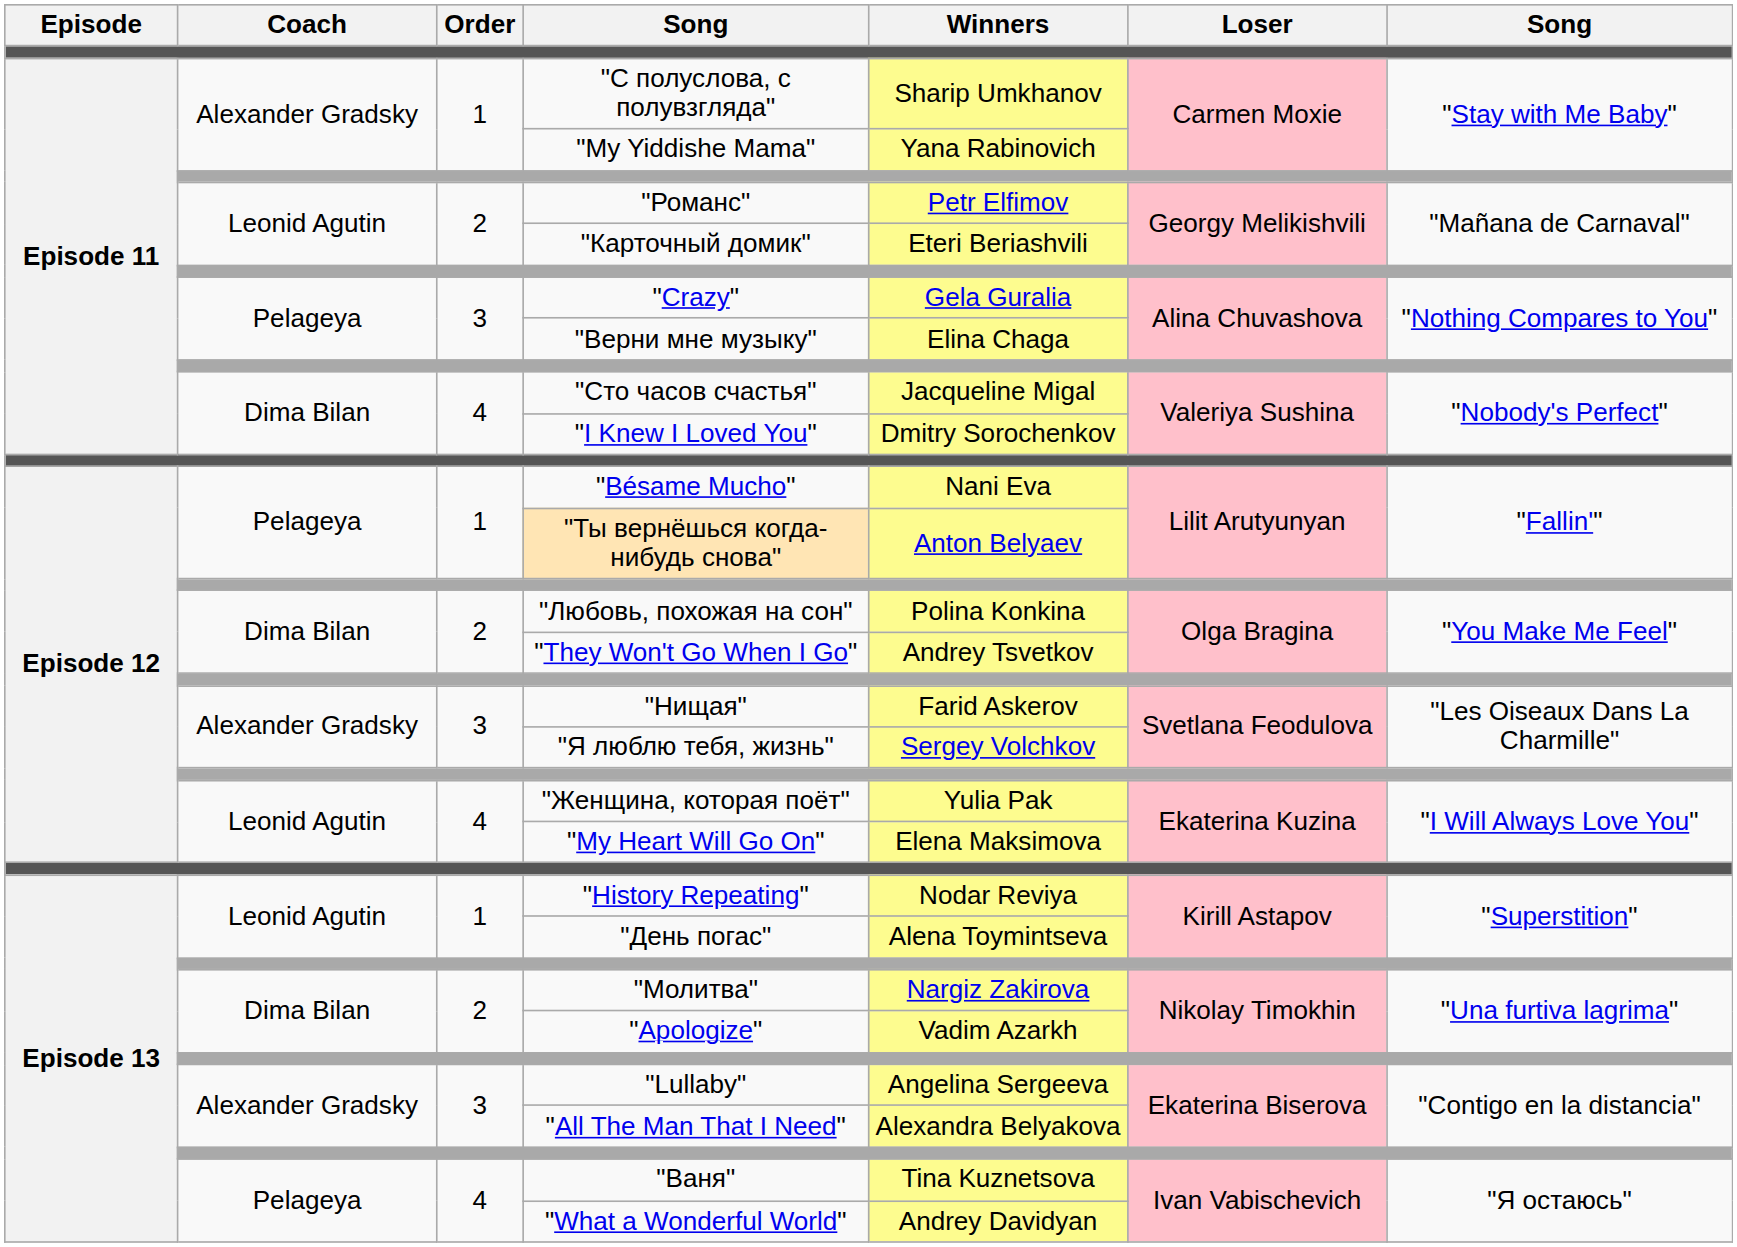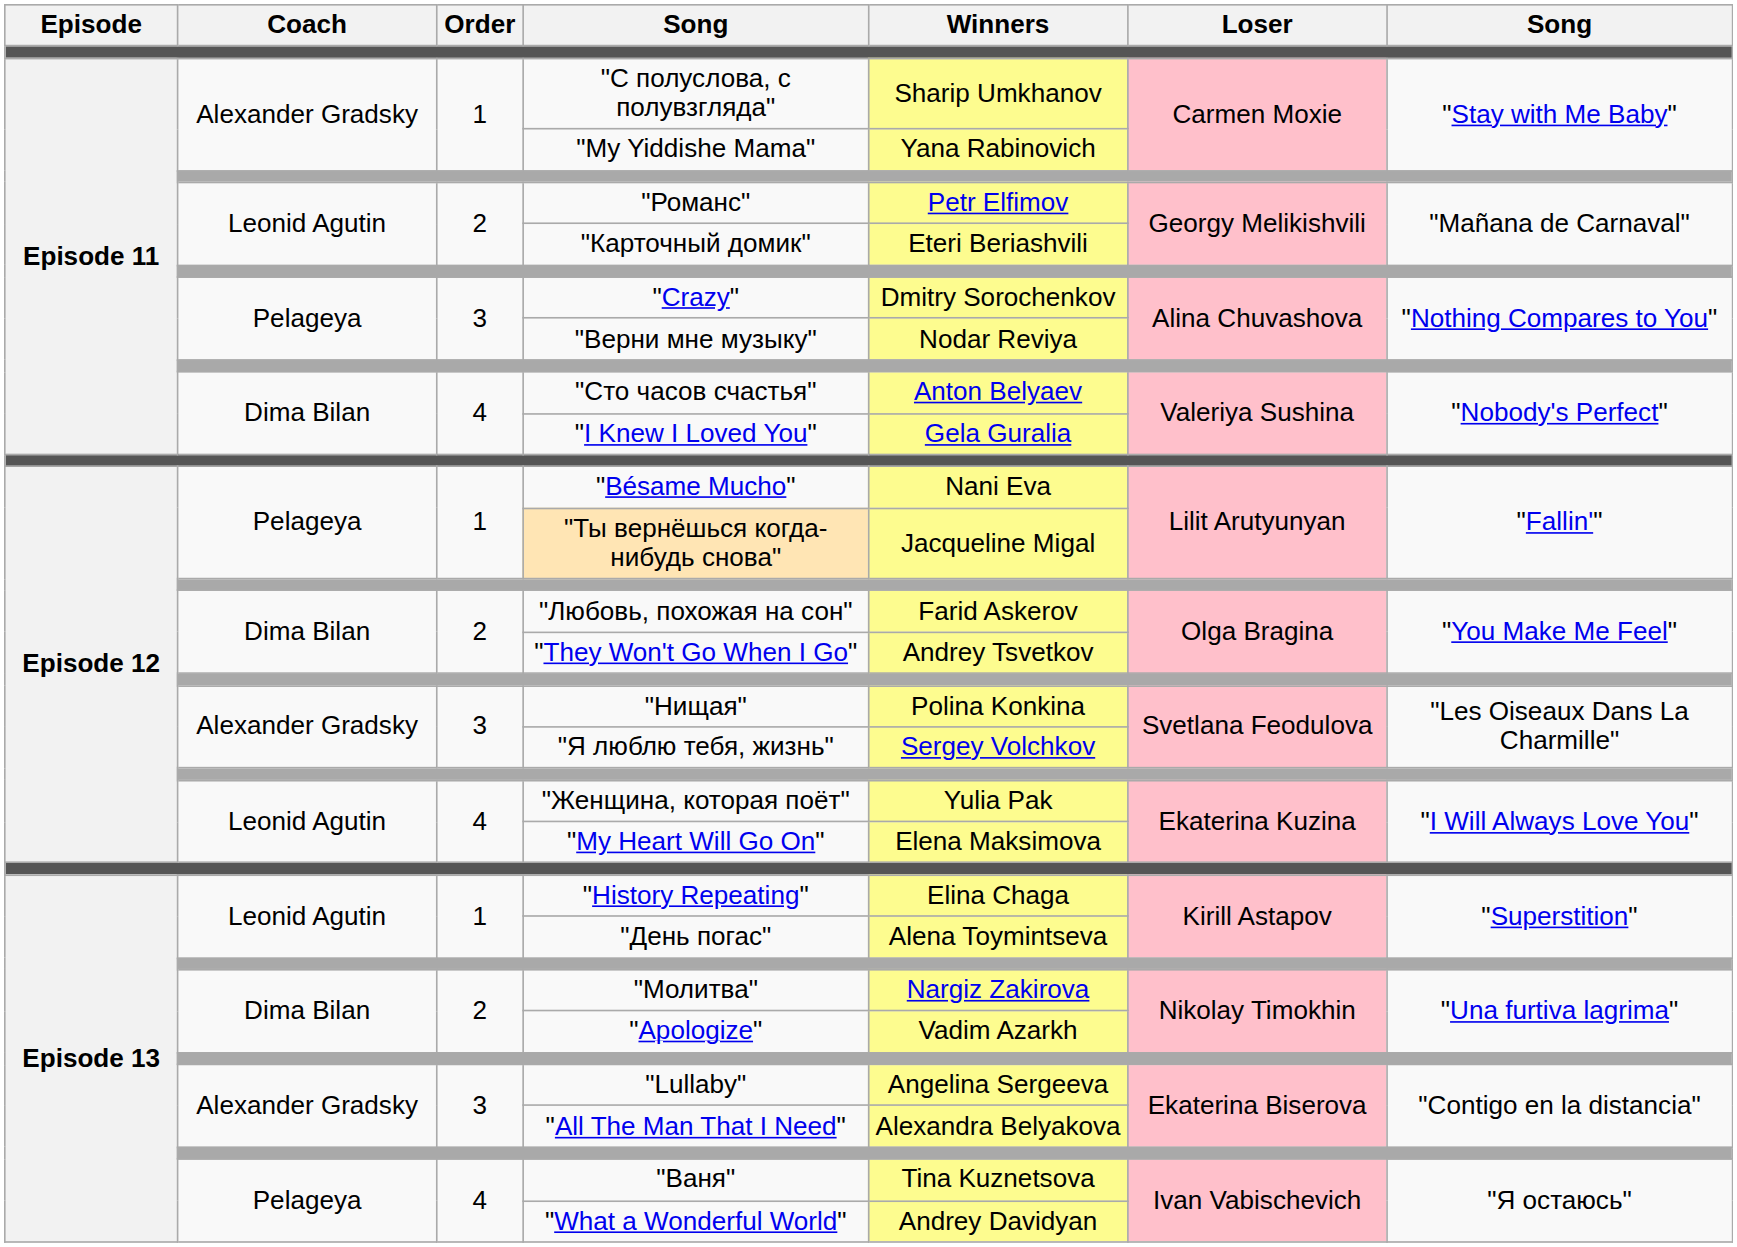(998, 297) Gela Guralia -> (998, 297) Dmitry Sorochenkov
(998, 338) Elina Chaga -> (998, 338) Nodar Reviya
(998, 392) Jacqueline Migal -> (998, 392) Anton Belyaev
(998, 433) Dmitry Sorochenkov -> (998, 433) Gela Guralia
(998, 542) Anton Belyaev -> (998, 542) Jacqueline Migal
(998, 610) Polina Konkina -> (998, 610) Farid Askerov
(998, 705) Farid Askerov -> (998, 705) Polina Konkina
(998, 895) Nodar Reviya -> (998, 895) Elina Chaga
